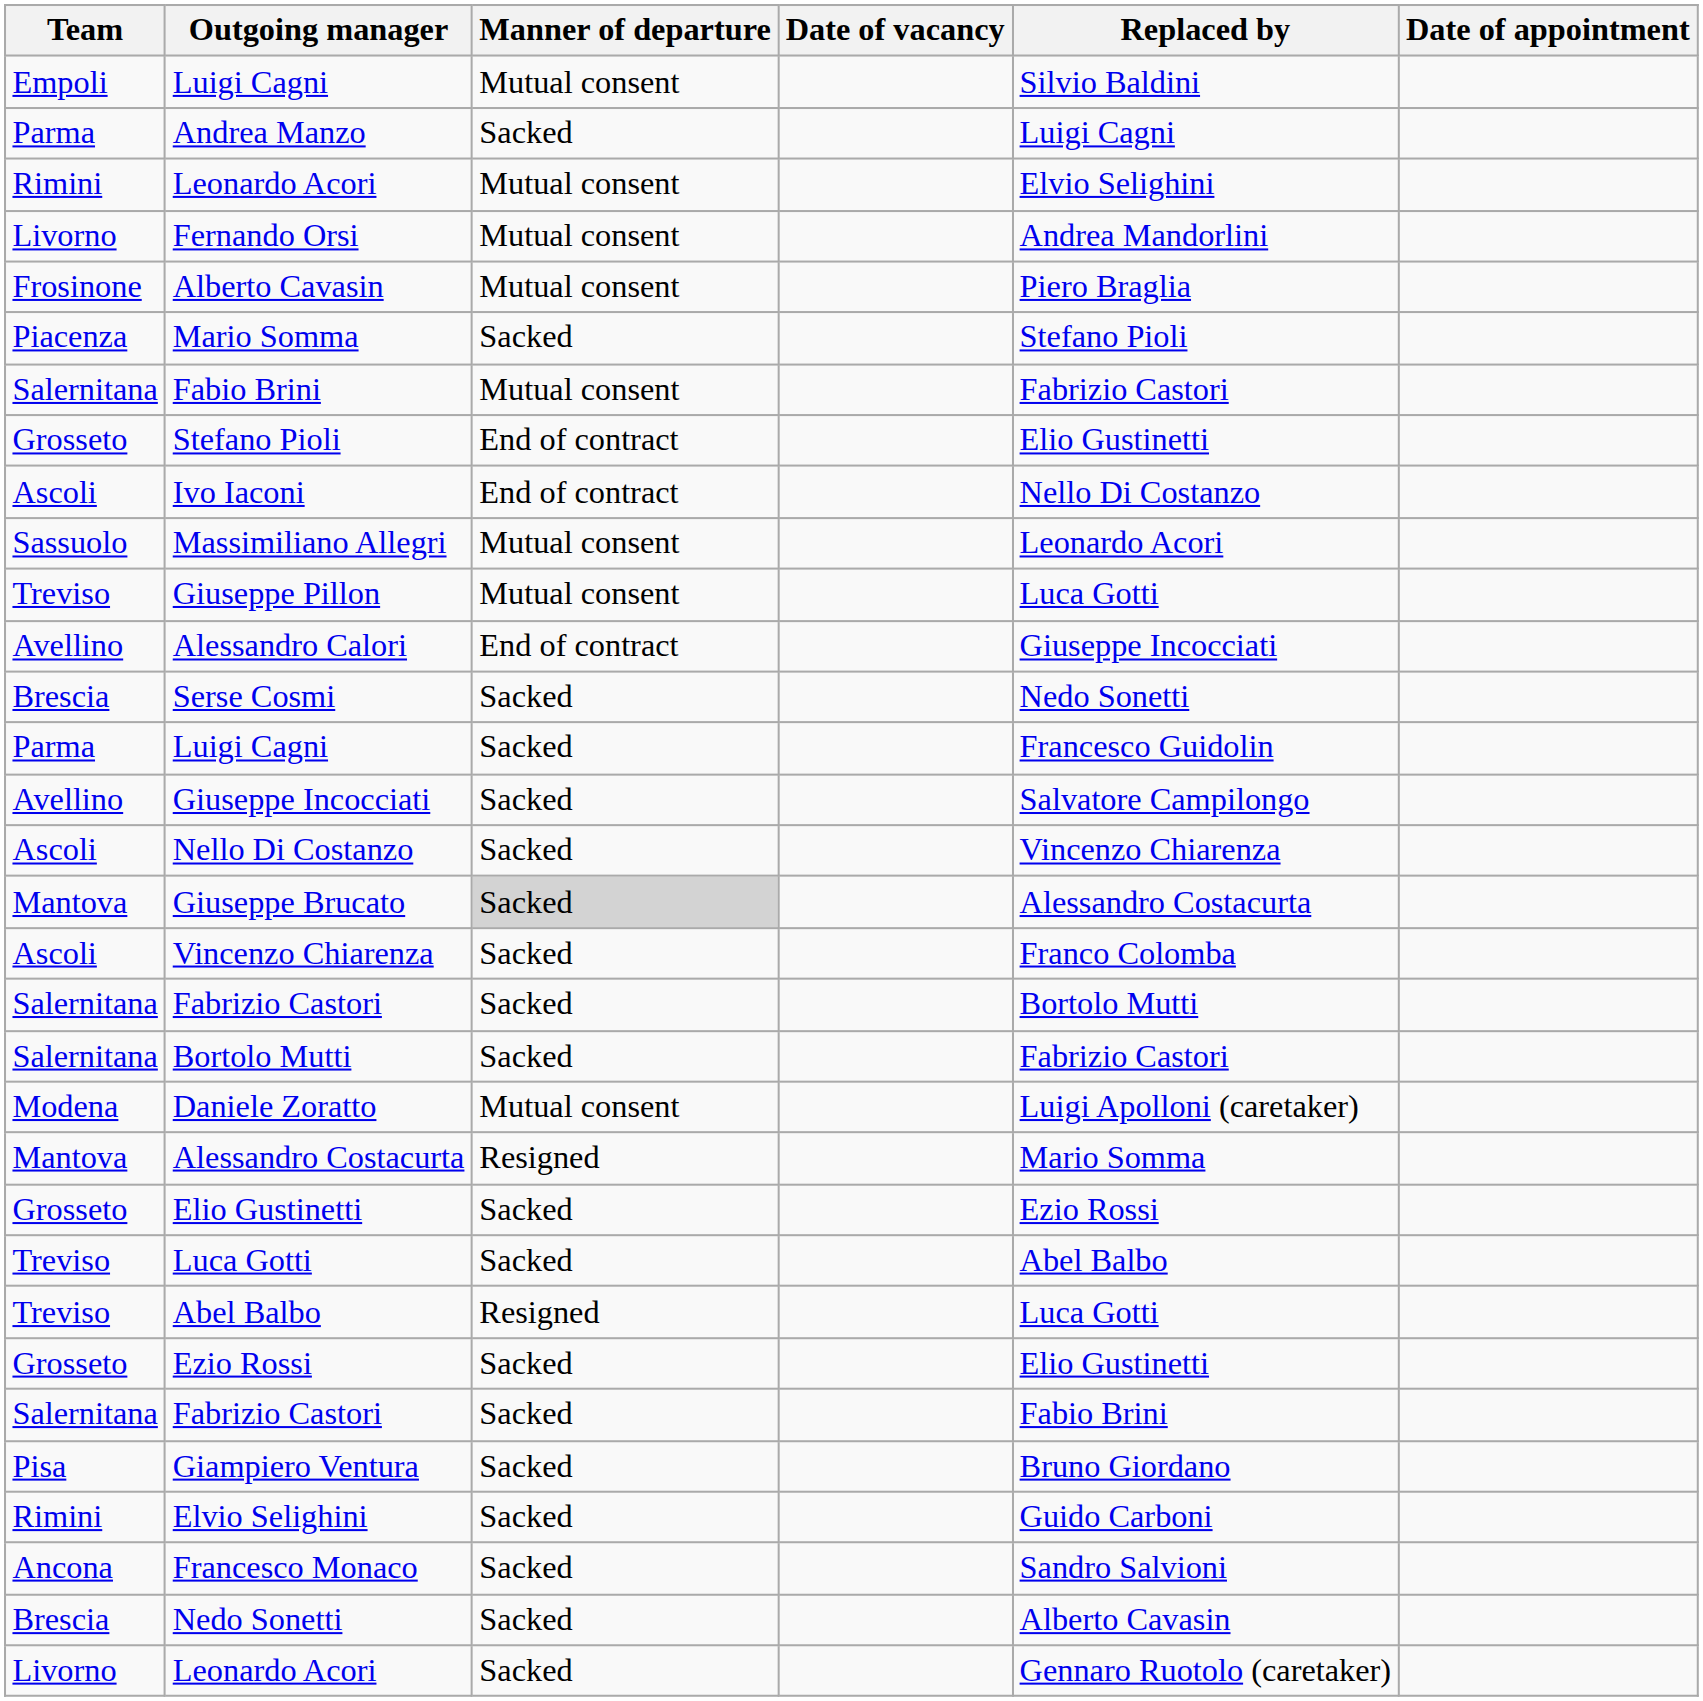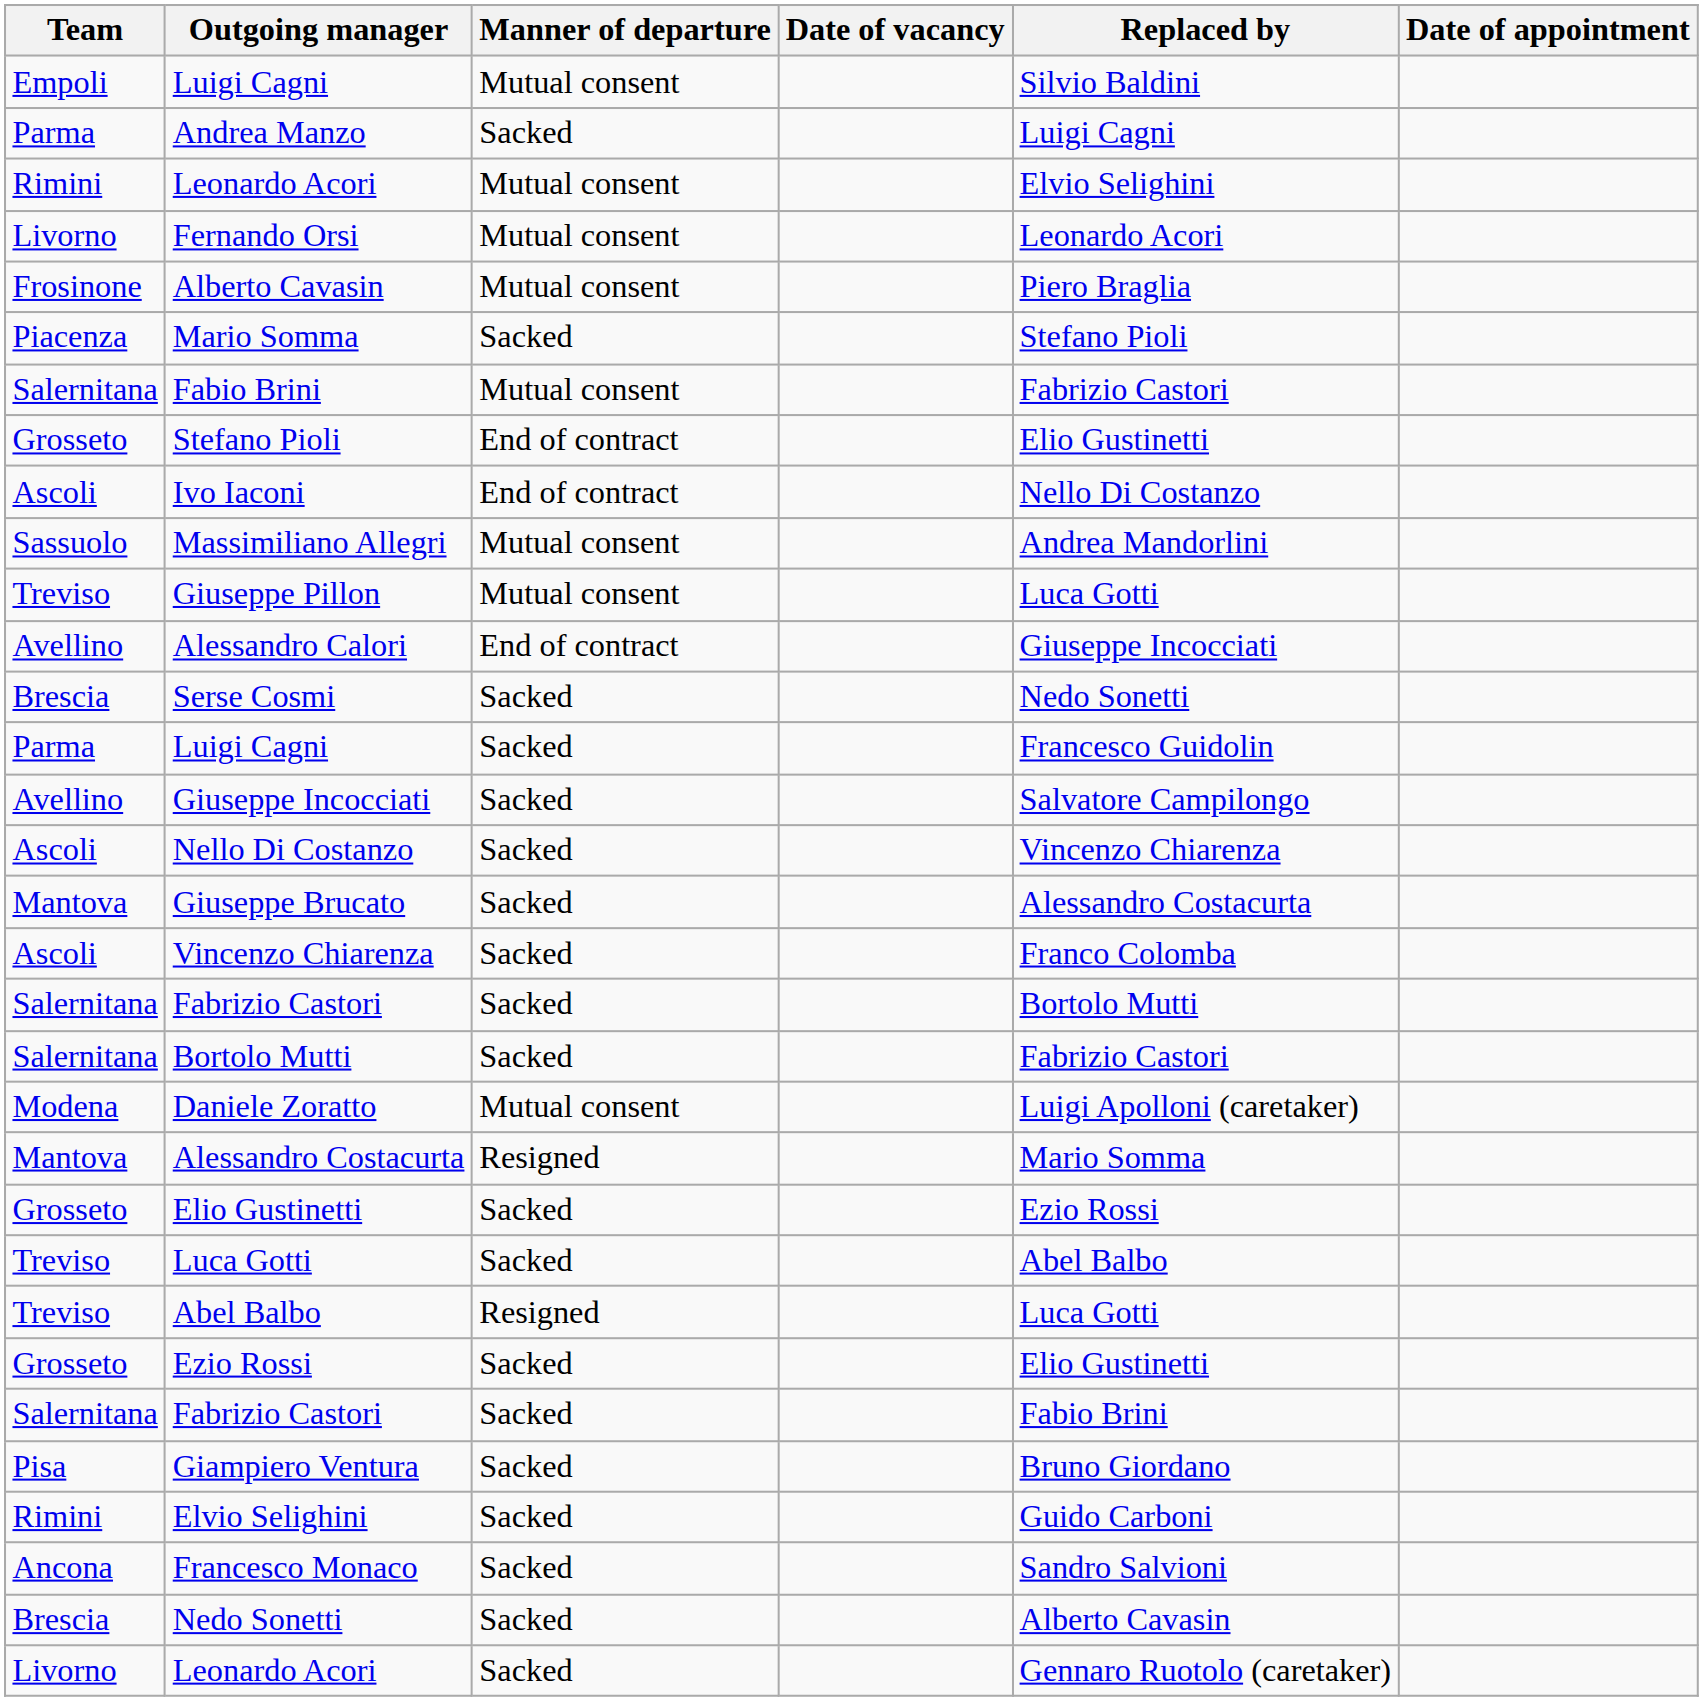(1144, 235) Andrea Mandorlini -> (1121, 235) Leonardo Acori
(1121, 542) Leonardo Acori -> (1144, 542) Andrea Mandorlini
(526, 901) lightgrey background -> (526, 901) no background
